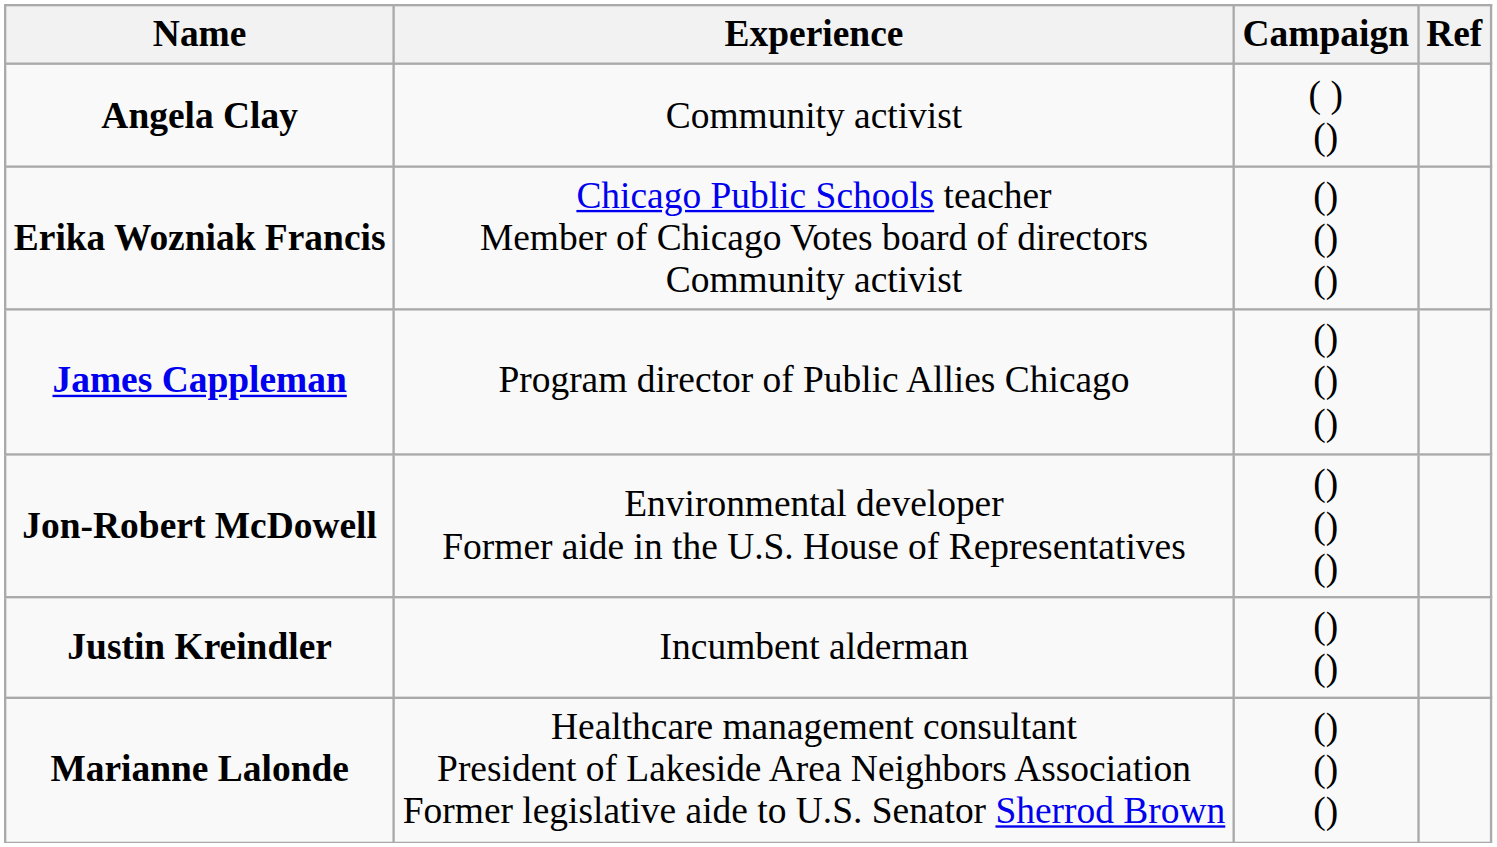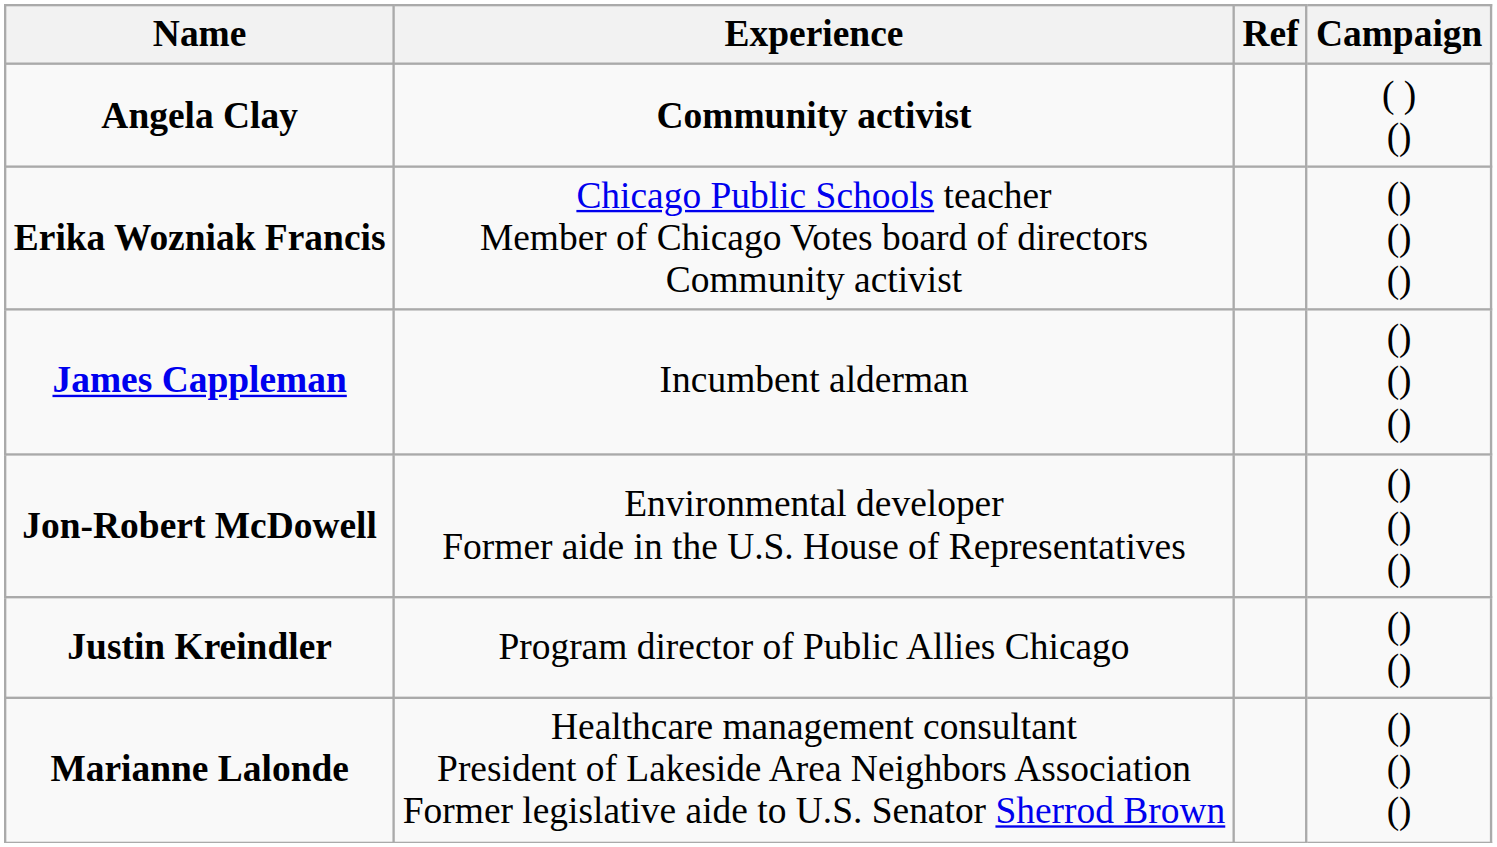columns swapped: (1326, 34) <-> (1454, 34)
(814, 114) normal -> (814, 114) bold
(814, 380) Program director of Public Allies Chicago -> (814, 380) Incumbent alderman
(814, 646) Incumbent alderman -> (814, 646) Program director of Public Allies Chicago
